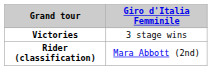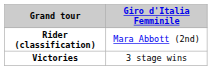rows swapped: (55, 53) <-> (55, 35)
